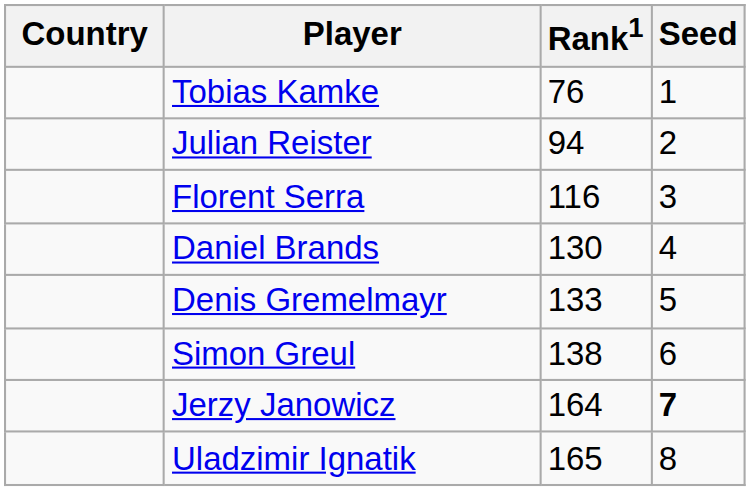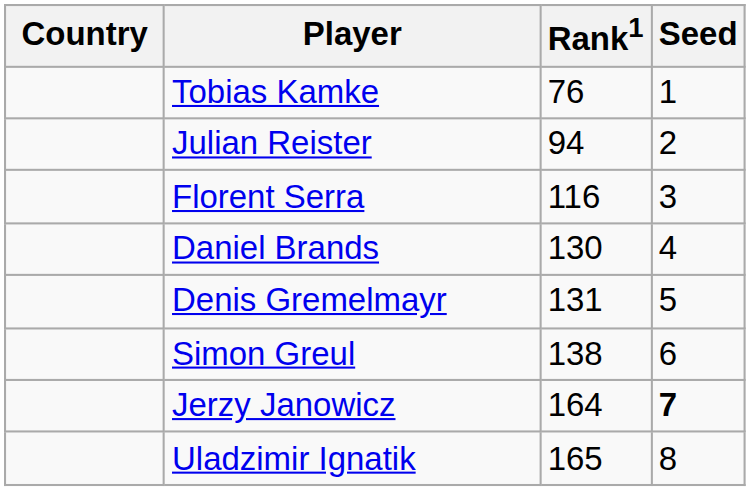(575, 300) 133 -> (575, 300) 131
